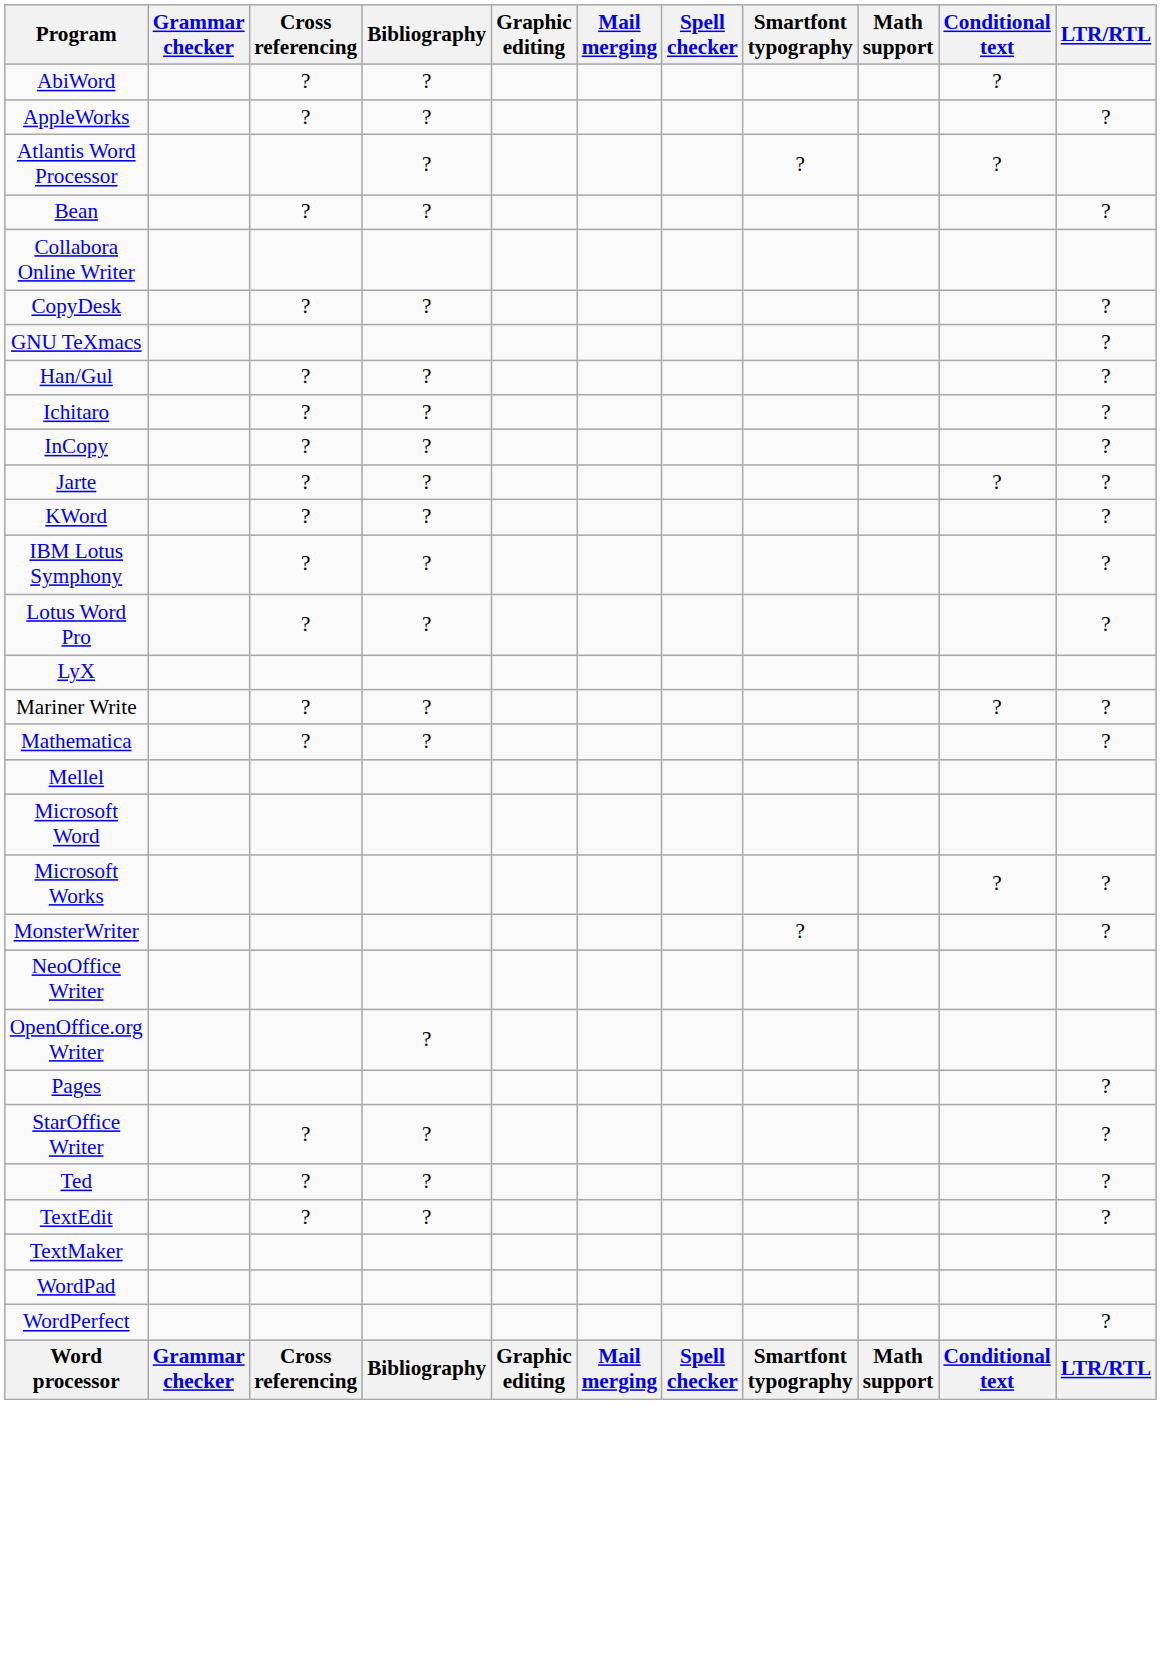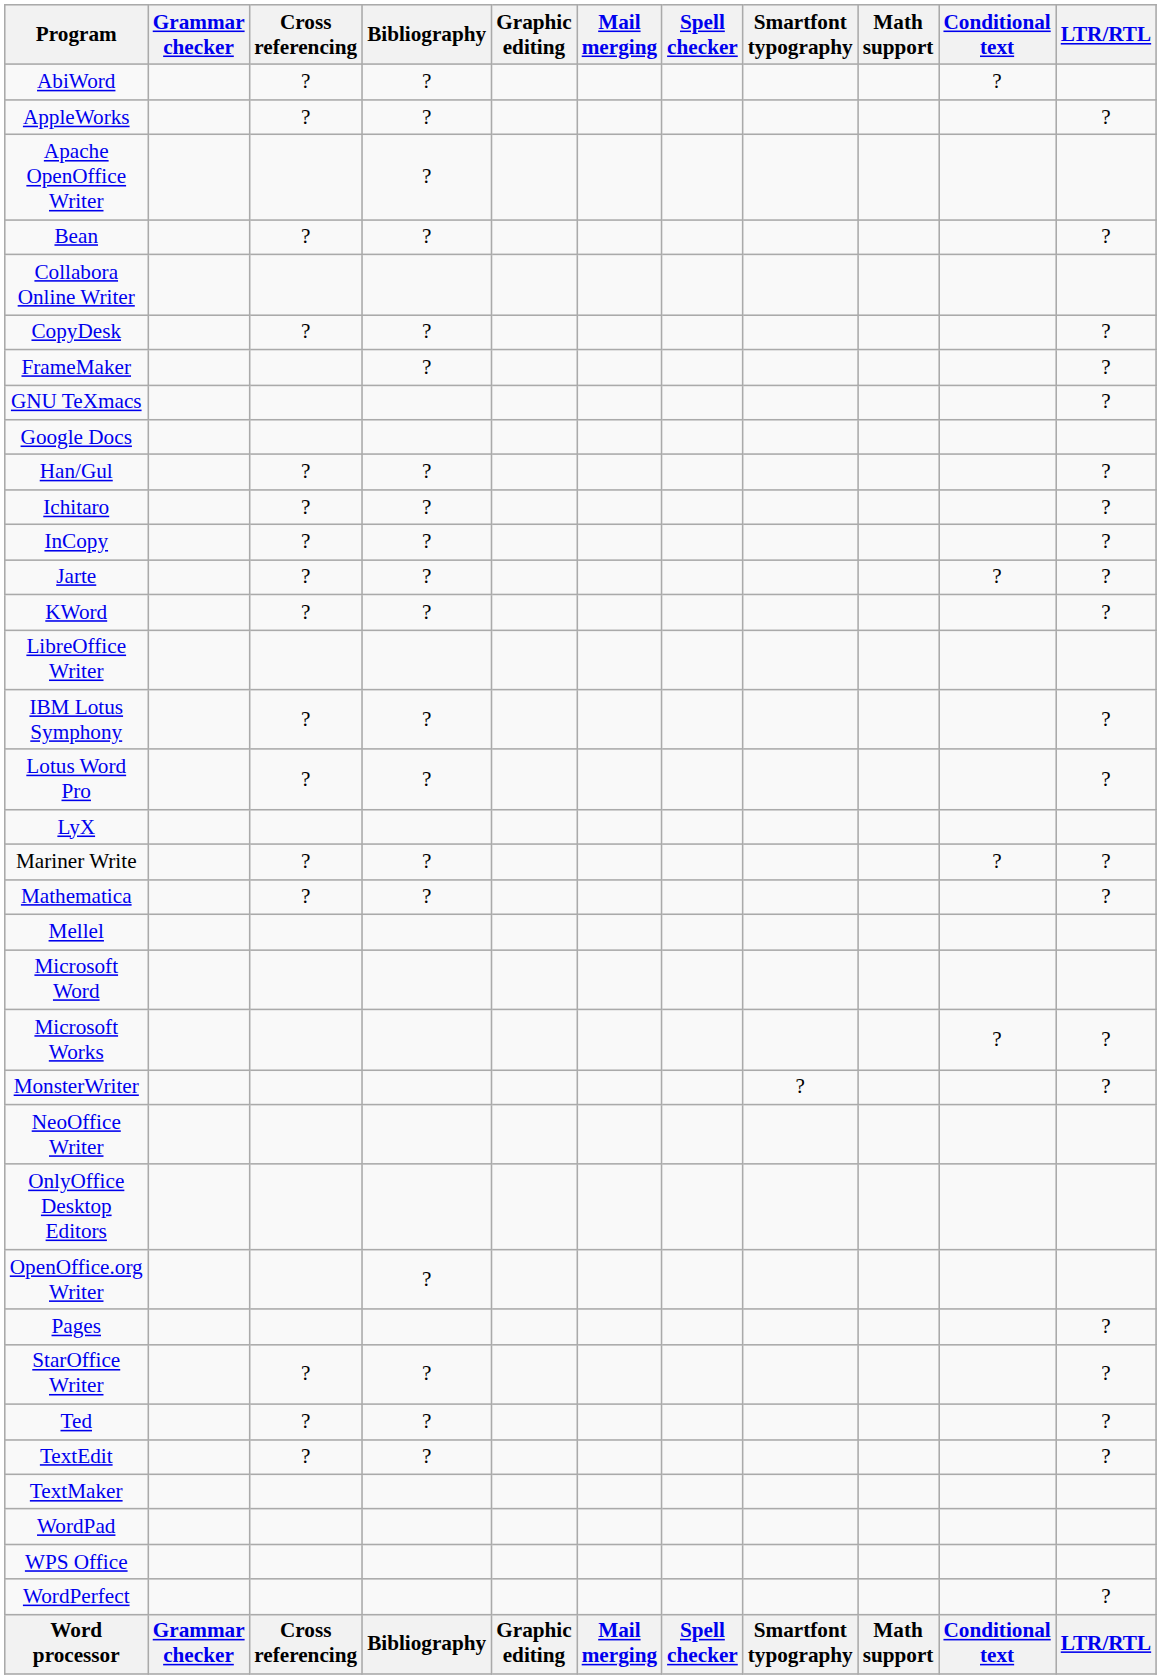- row: (76, 164)
+ row: (76, 176)
+ row: (76, 366)
+ row: (76, 436)
+ row: (76, 658)
+ row: (76, 1206)
+ row: (76, 1561)
